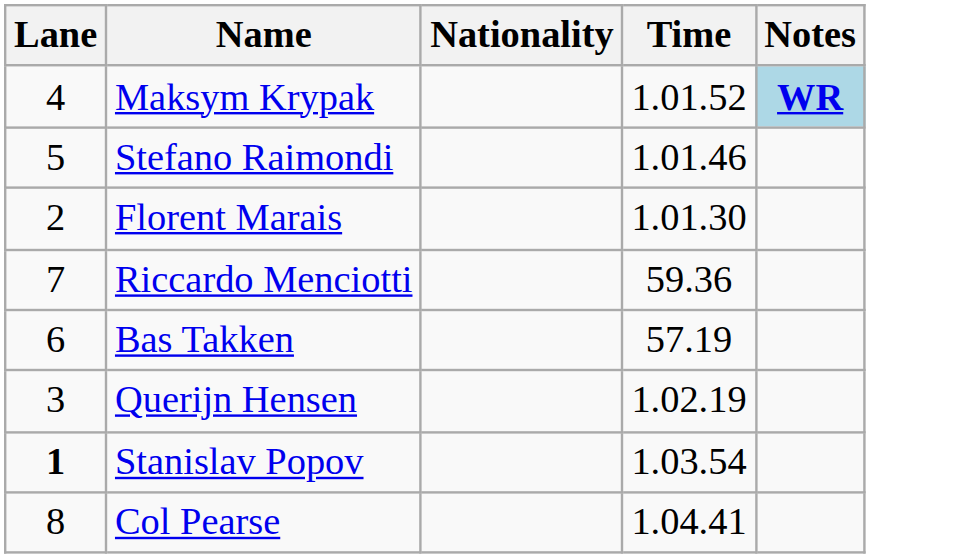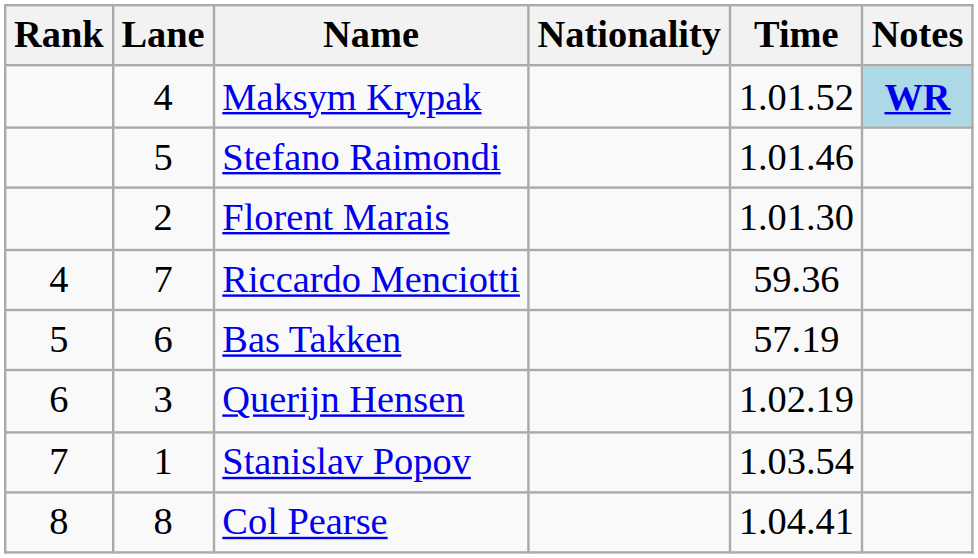+ column: (59, 34)
(56, 461) bold -> (163, 461) normal
